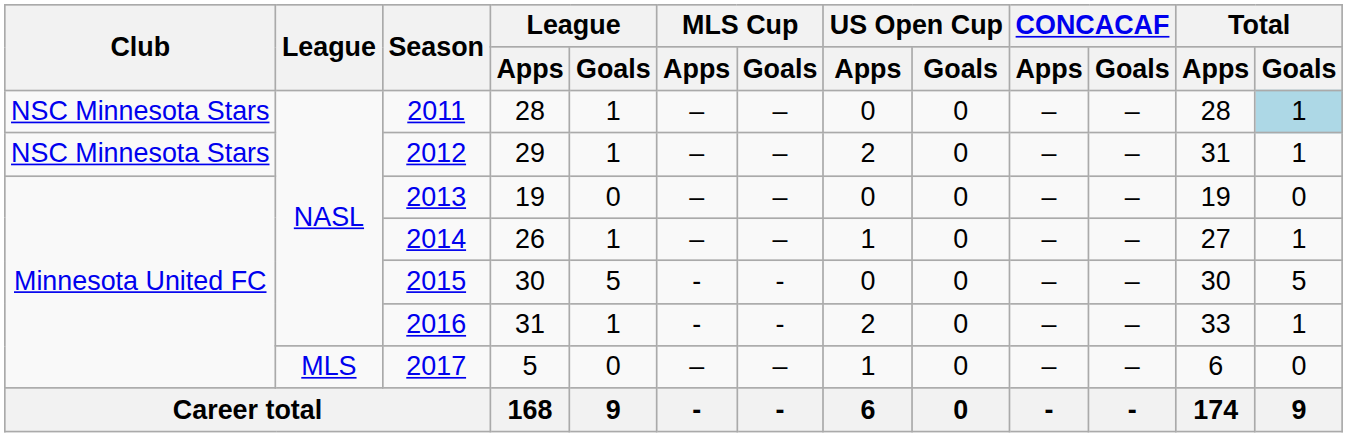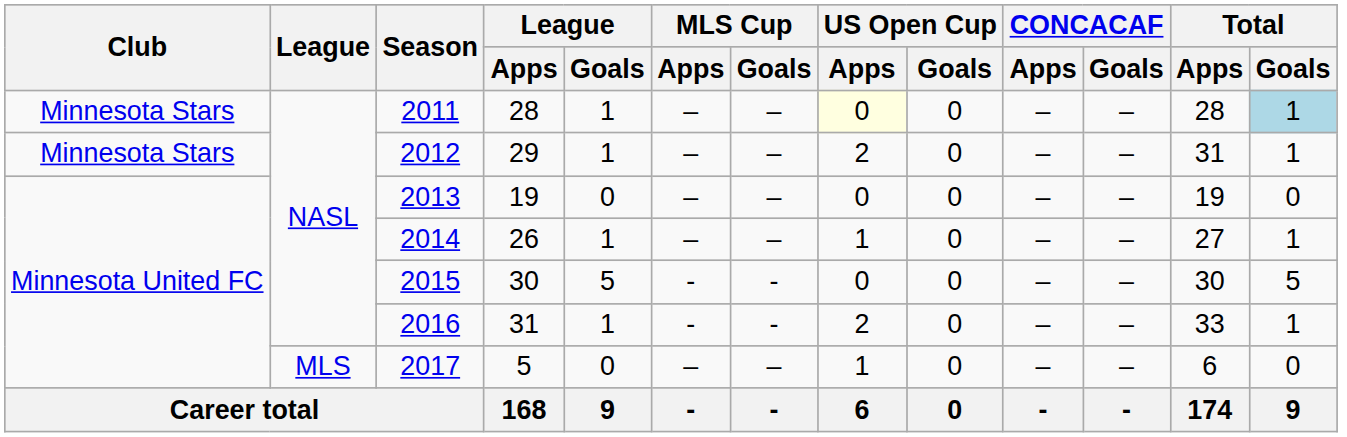(140, 111) NSC Minnesota Stars -> (137, 111) Minnesota Stars
(868, 111) no background -> (862, 111) lightyellow background
(140, 153) NSC Minnesota Stars -> (137, 153) Minnesota Stars
